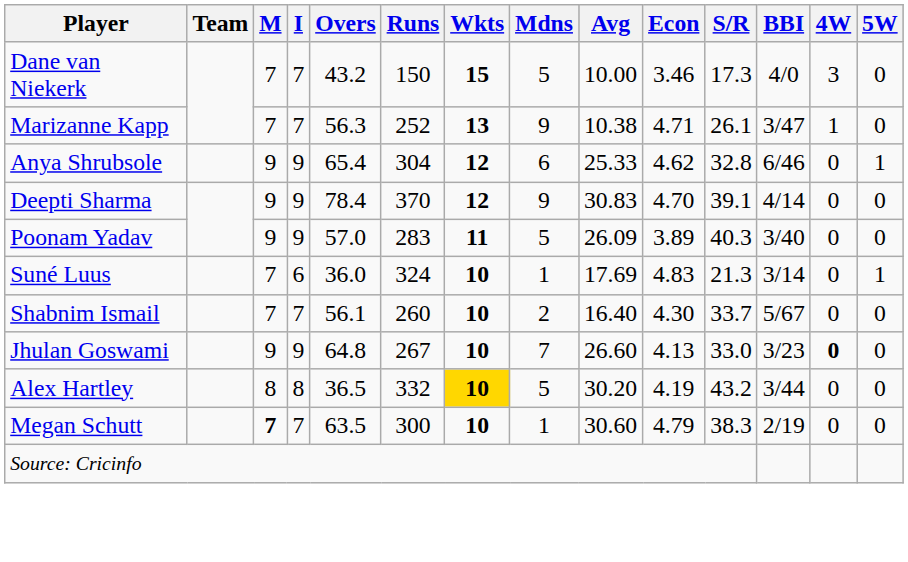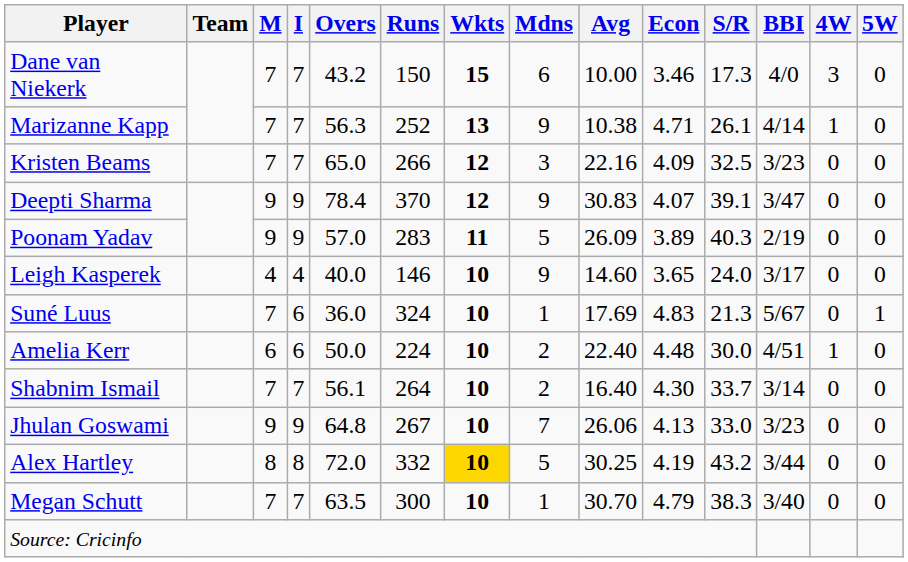(544, 74) 5 -> (544, 74) 6
(784, 125) 3/47 -> (784, 125) 4/14
+ row: (80, 162)
- row: (86, 162)
(674, 200) 4.70 -> (674, 200) 4.07
(784, 200) 4/14 -> (784, 200) 3/47
(784, 237) 3/40 -> (784, 237) 2/19
+ row: (85, 275)
(784, 275) 3/14 -> (784, 312) 5/67
+ row: (70, 350)
(413, 312) 260 -> (413, 387) 264
(784, 312) 5/67 -> (784, 387) 3/14
(611, 350) 26.60 -> (611, 425) 26.06
(833, 350) bold -> (833, 425) normal
(345, 387) 36.5 -> (345, 463) 72.0
(611, 387) 30.20 -> (611, 463) 30.25
(270, 425) bold -> (270, 500) normal
(611, 425) 30.60 -> (611, 500) 30.70
(784, 425) 2/19 -> (784, 500) 3/40
